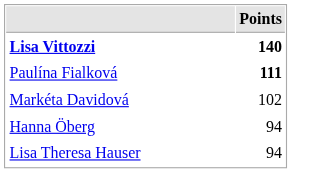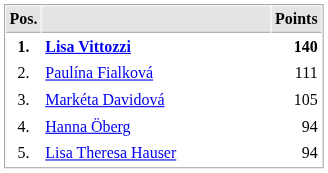+ column: (24, 18)
(271, 73) bold -> (306, 73) normal
(270, 99) 102 -> (306, 99) 105
